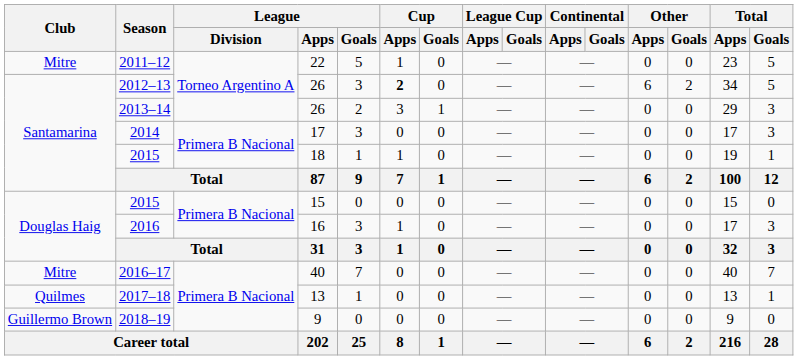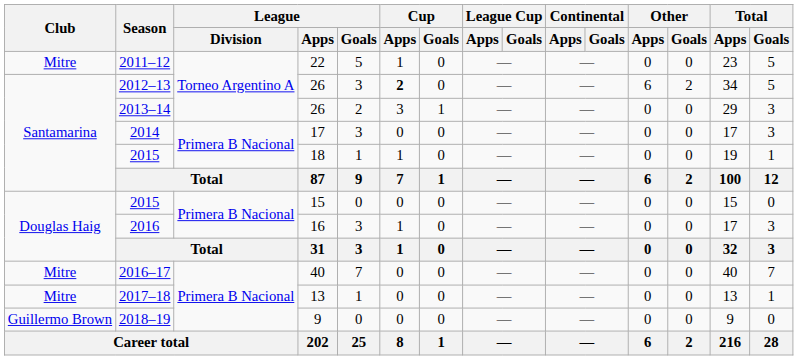(60, 296) Quilmes -> (60, 296) Mitre
